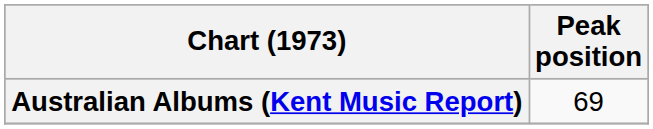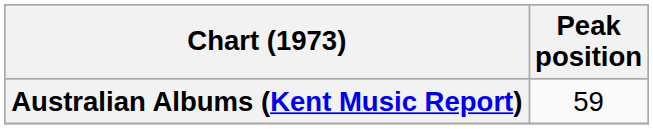(589, 100) 69 -> (589, 100) 59
